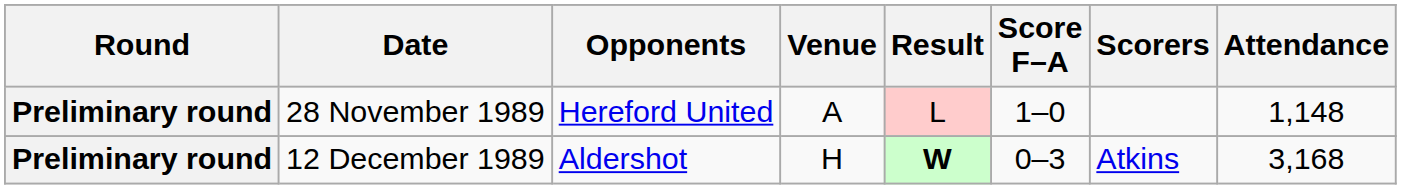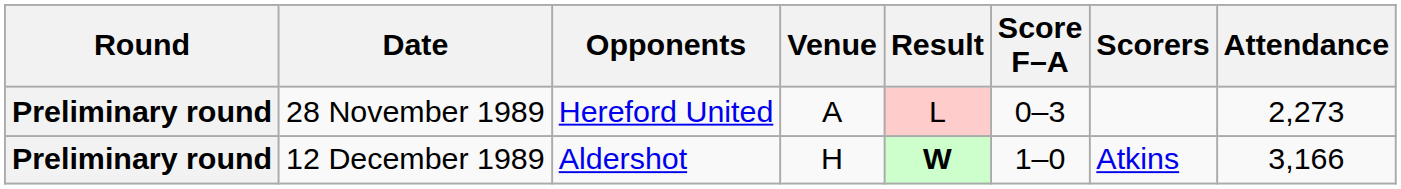(1040, 111) 1–0 -> (1040, 111) 0–3
(1306, 111) 1,148 -> (1306, 111) 2,273
(1040, 159) 0–3 -> (1040, 159) 1–0
(1306, 159) 3,168 -> (1306, 159) 3,166
